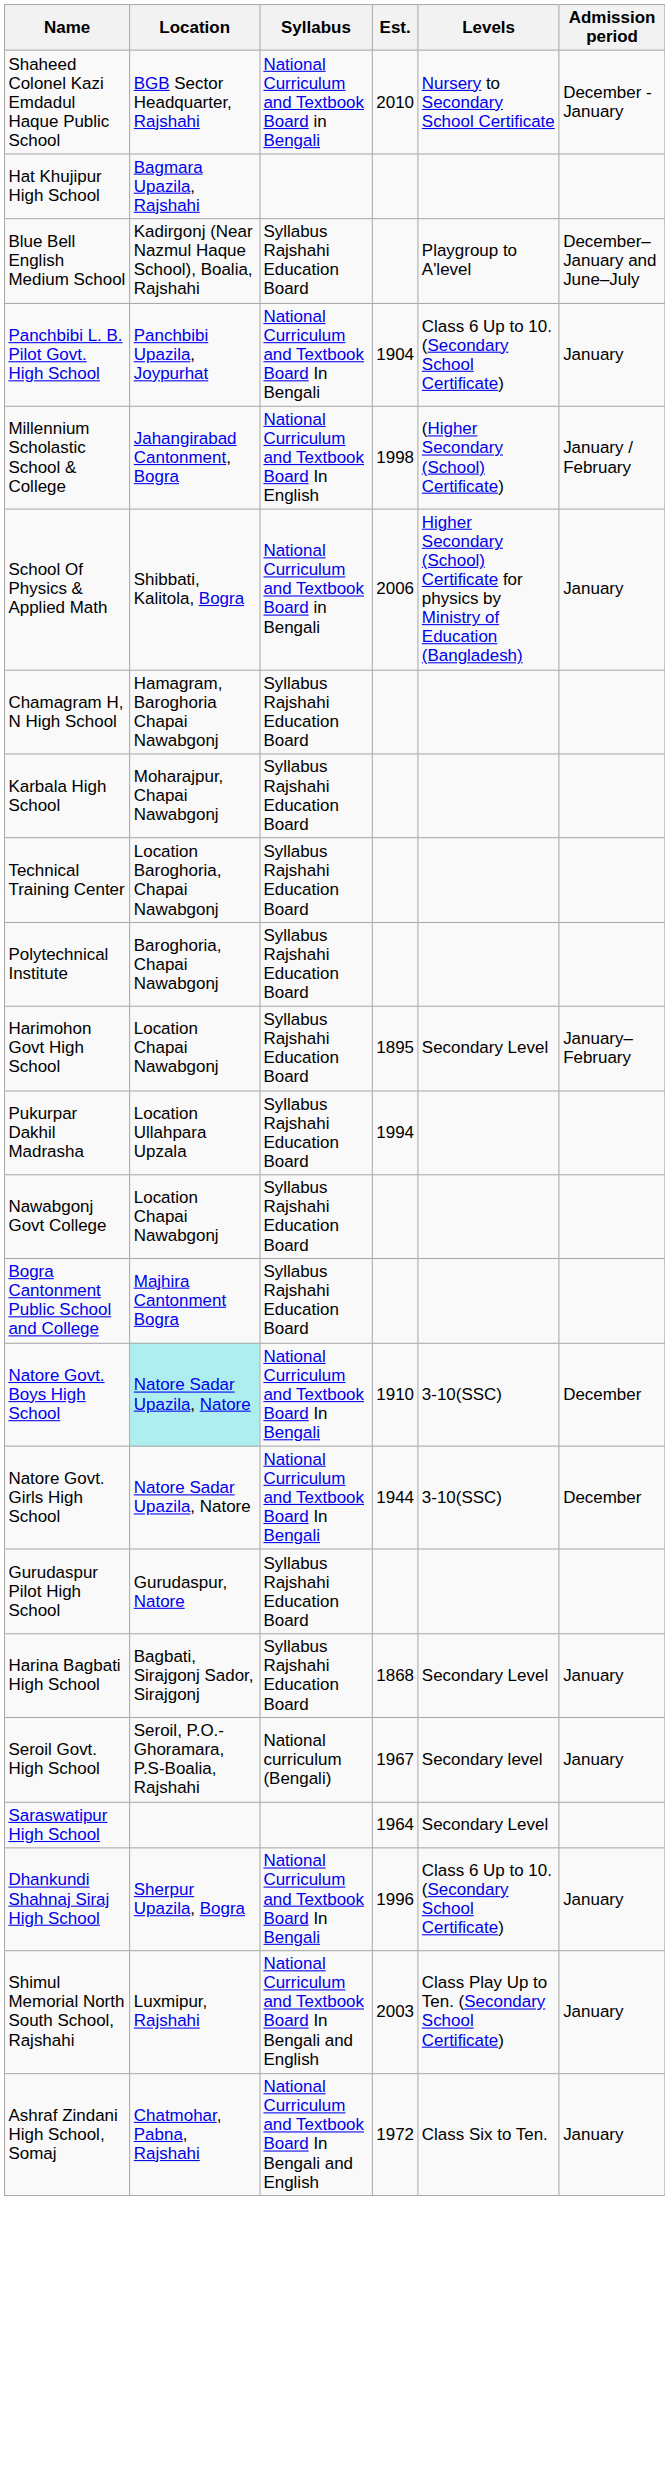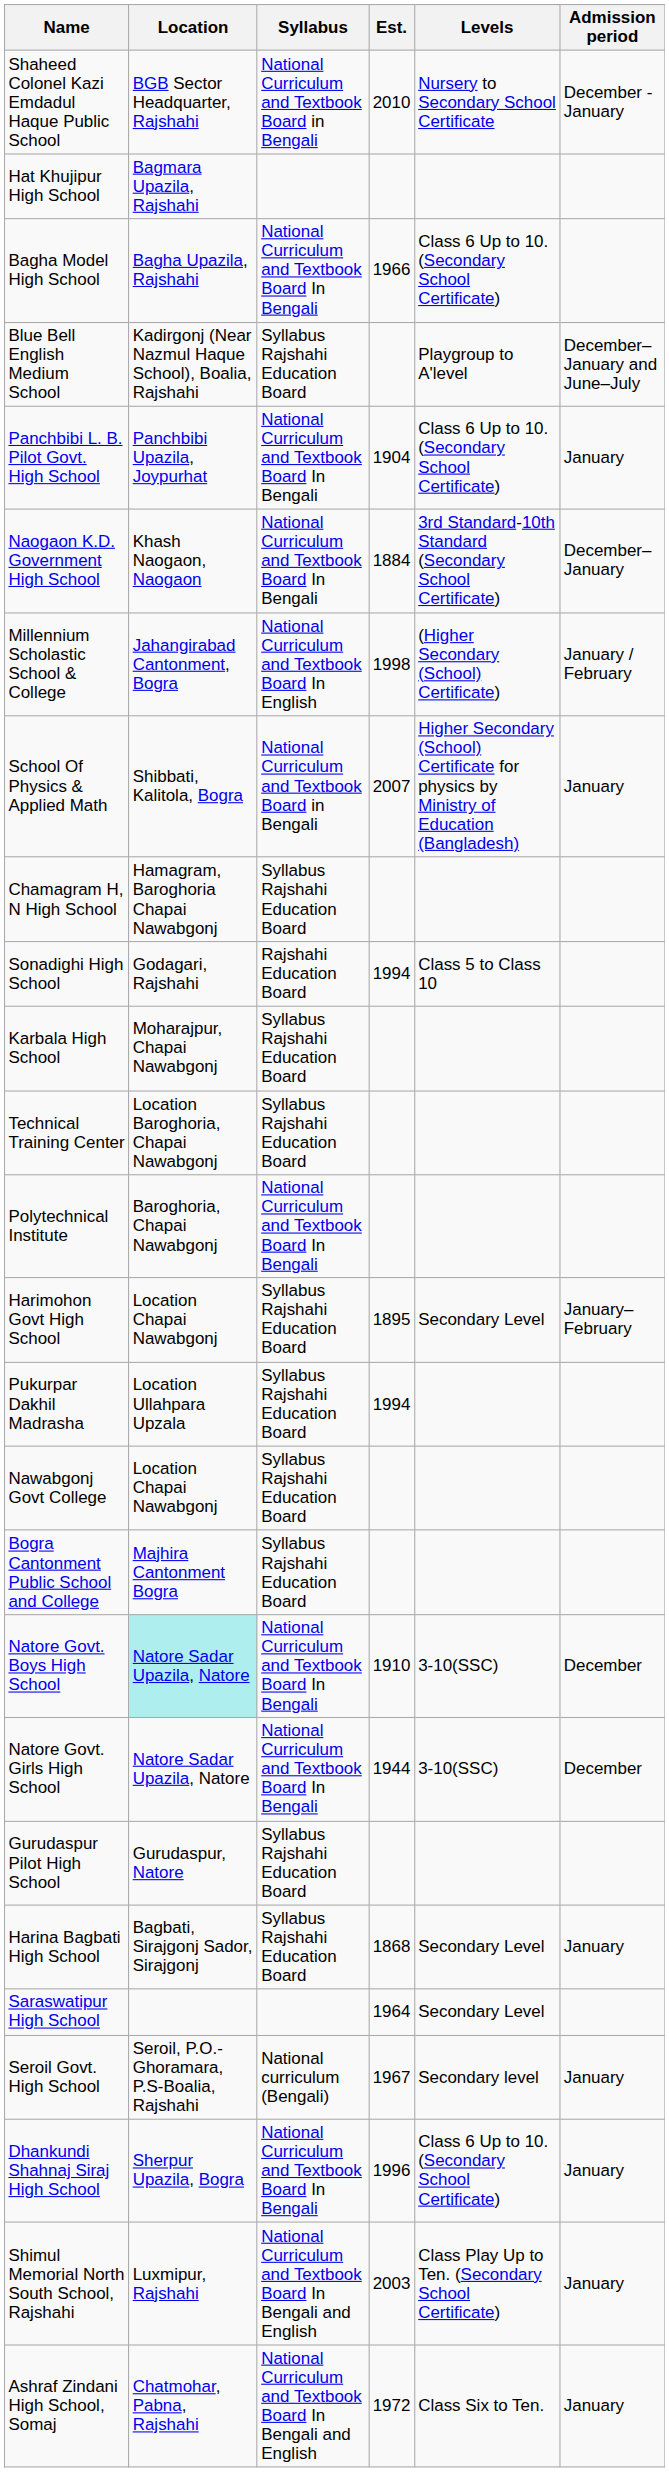+ row: (58, 270)
+ row: (62, 560)
(395, 589) 2006 -> (391, 786) 2007
+ row: (66, 973)
(301, 964) Syllabus Rajshahi Education Board -> (311, 1226) National Curriculum and Textbook Board In Bengali
rows swapped: (58, 1824) <-> (54, 1759)
